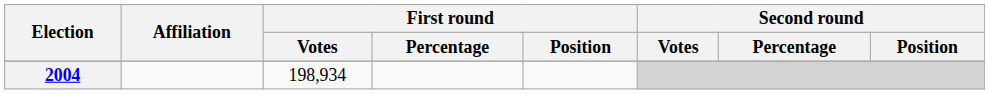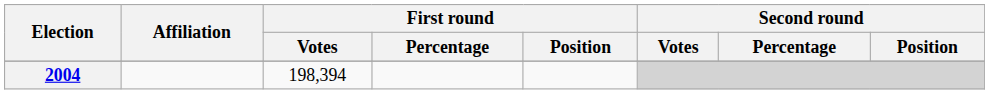(317, 74) 198,934 -> (317, 74) 198,394
